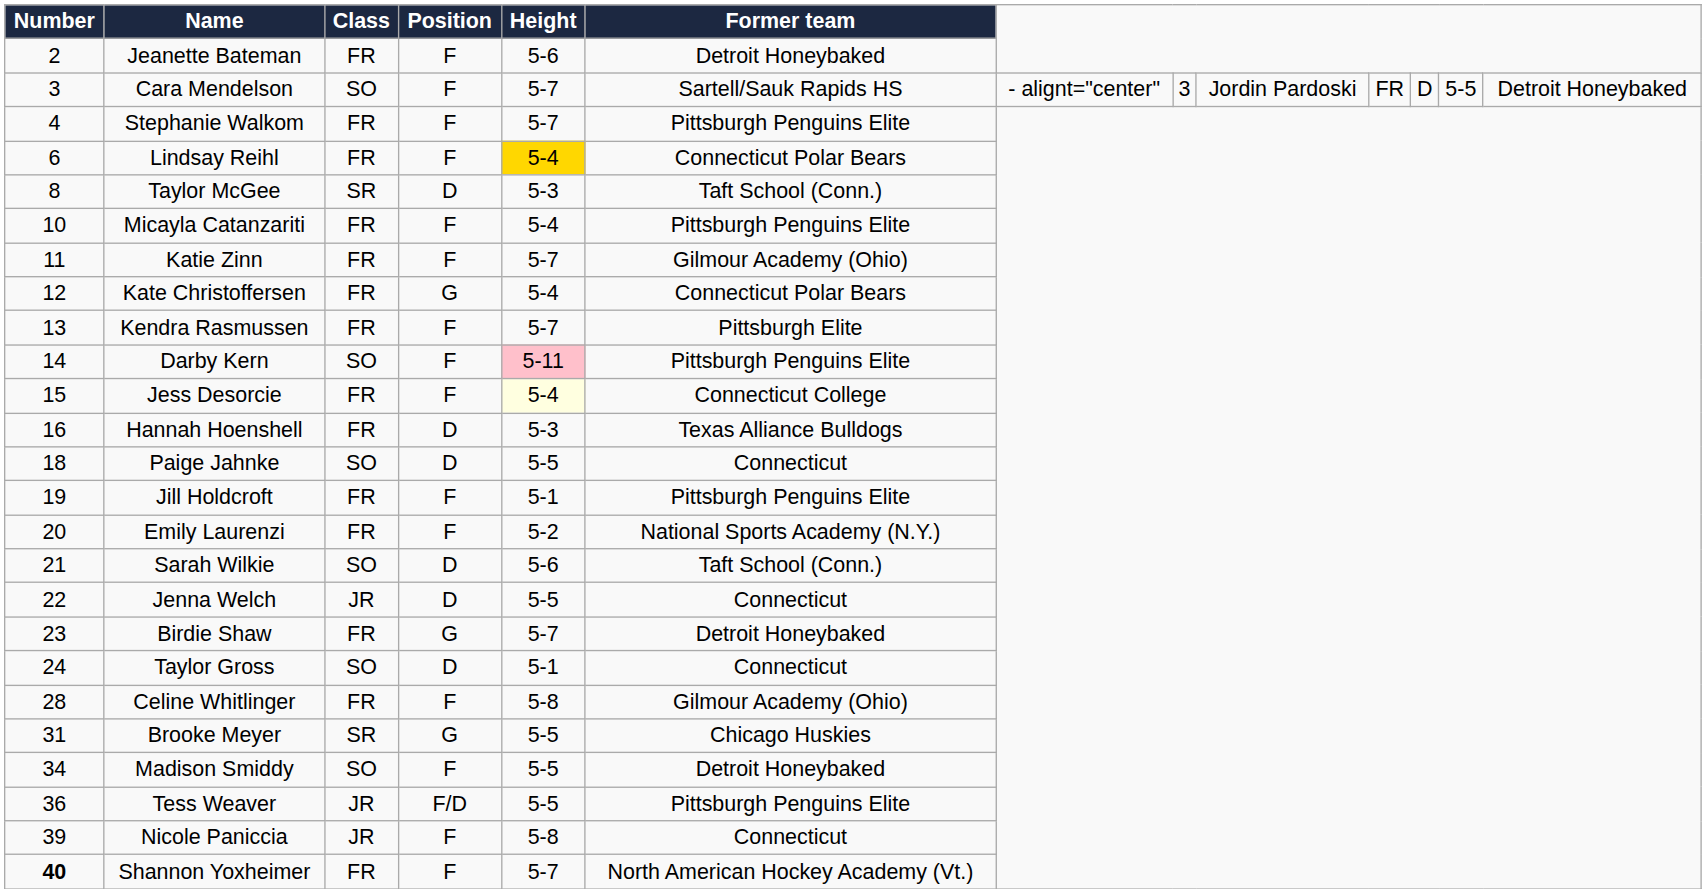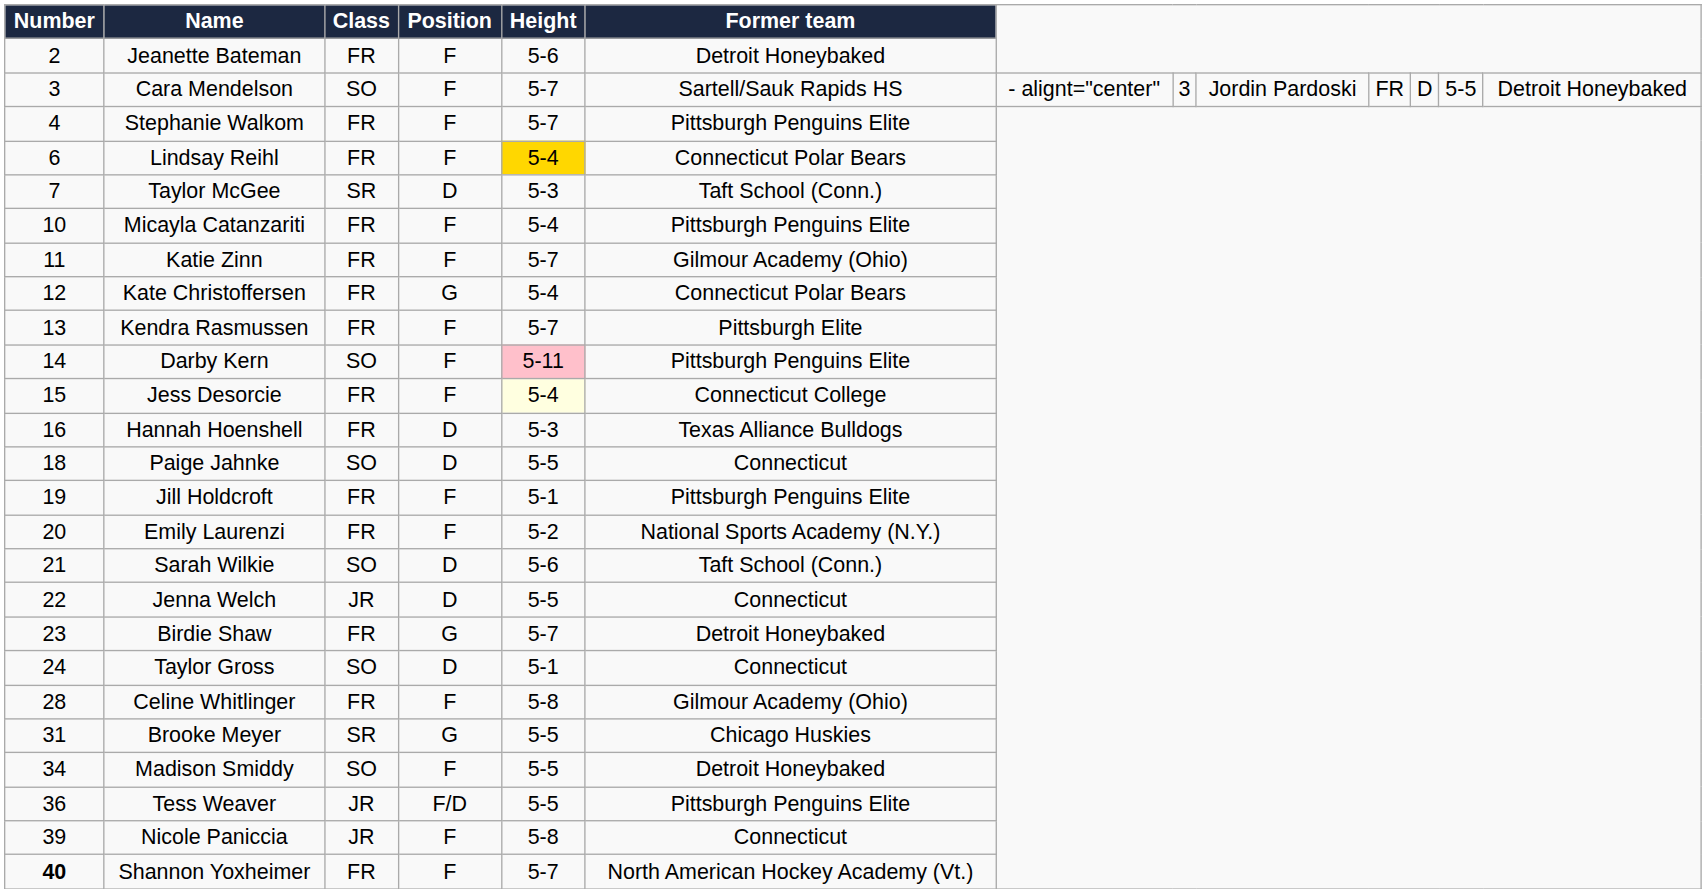(54, 191) 8 -> (54, 191) 7
